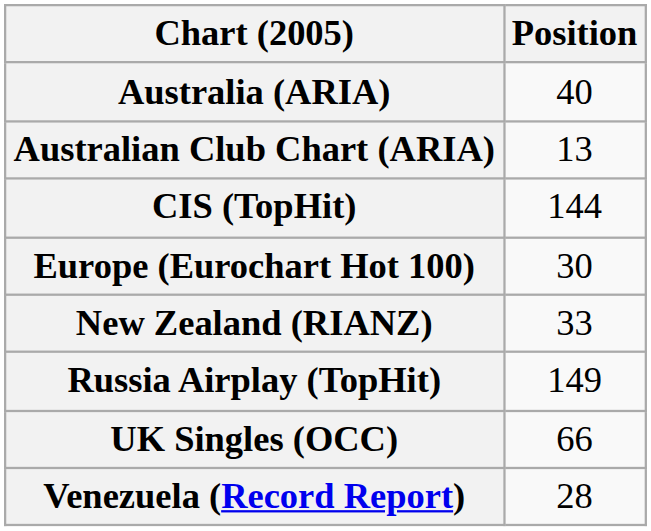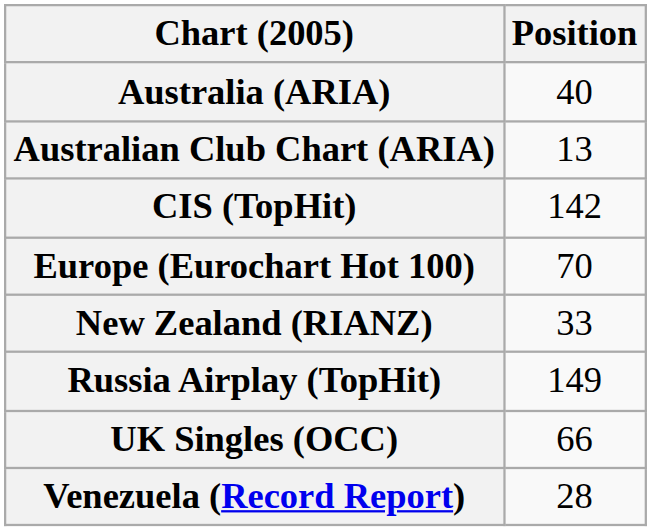(575, 206) 144 -> (575, 206) 142
(575, 264) 30 -> (575, 264) 70
